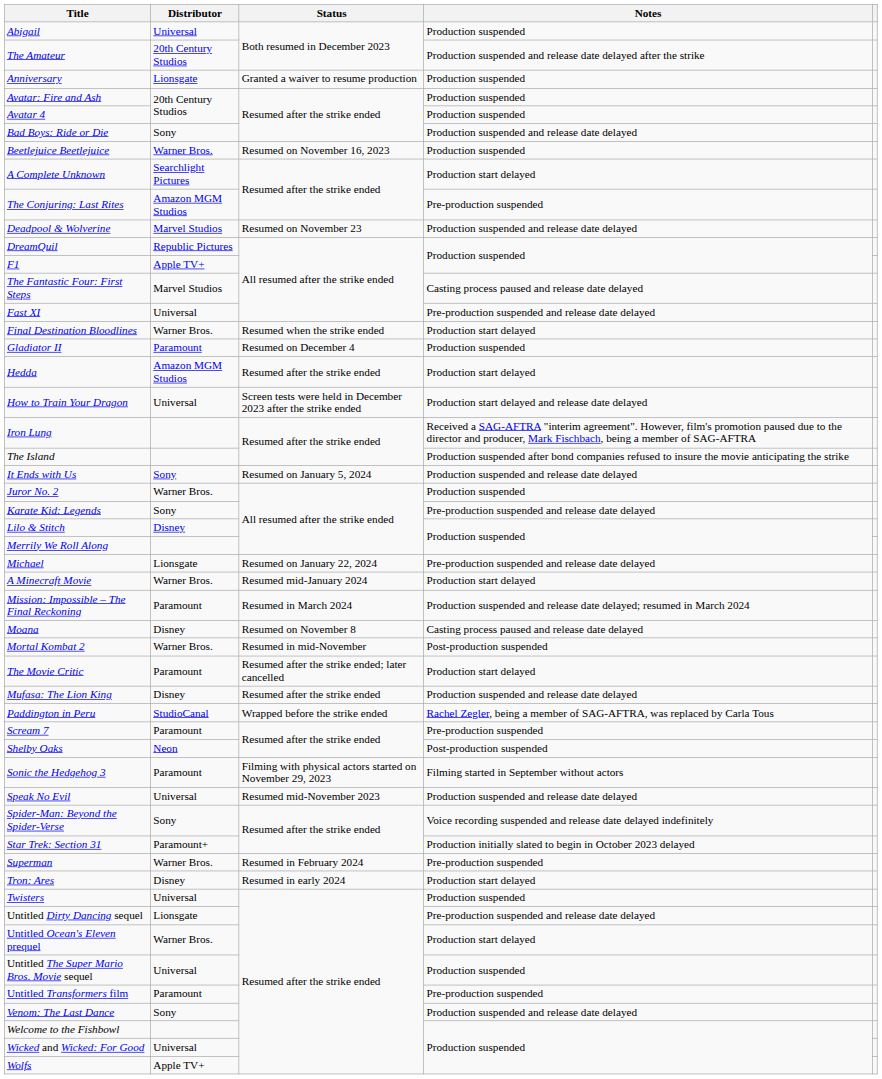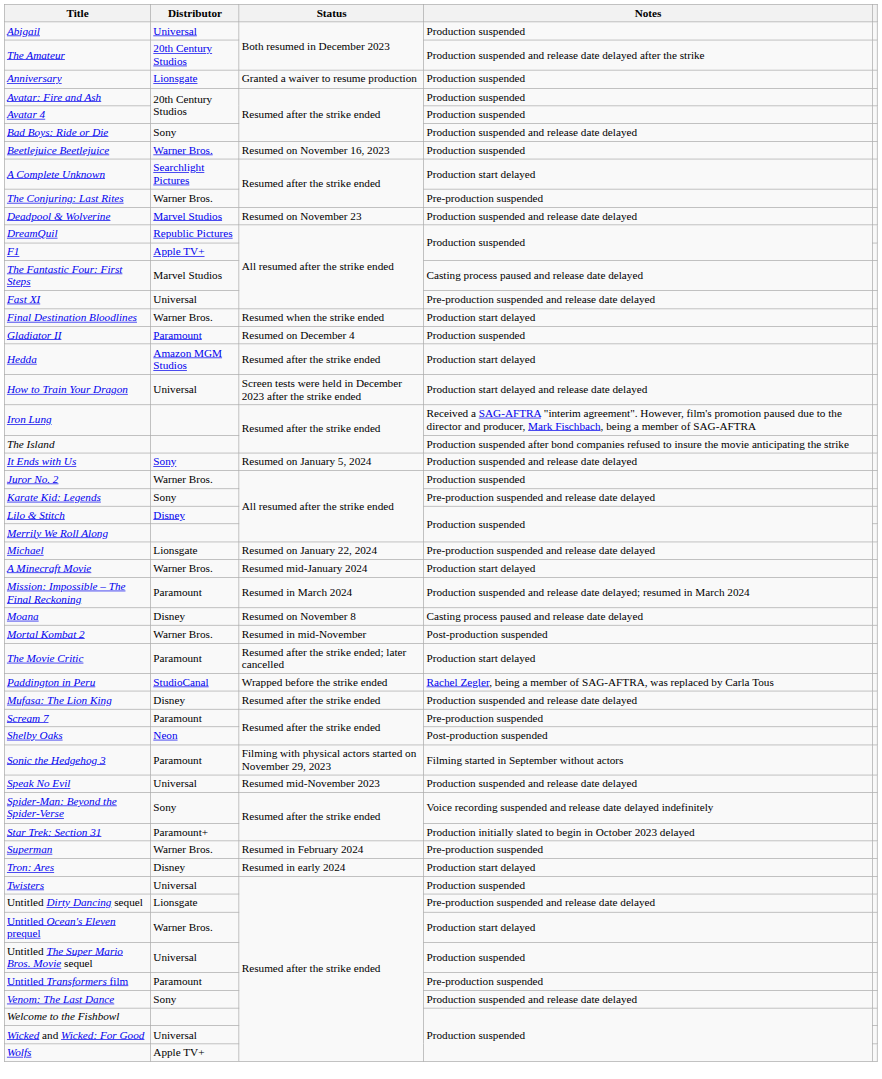(188, 204) Amazon MGM Studios -> (183, 198) Warner Bros.
rows swapped: (59, 695) <-> (51, 712)
